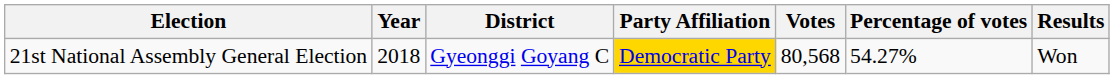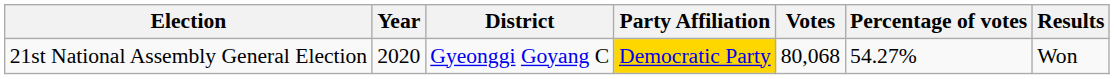(399, 55) 2018 -> (399, 55) 2020
(810, 55) 80,568 -> (810, 55) 80,068
